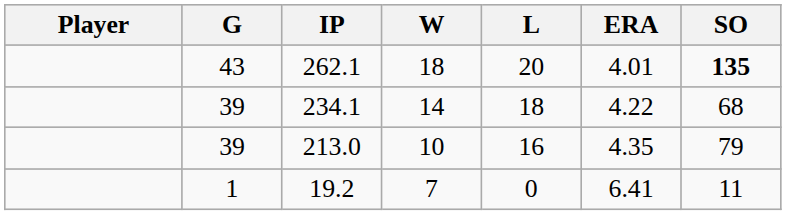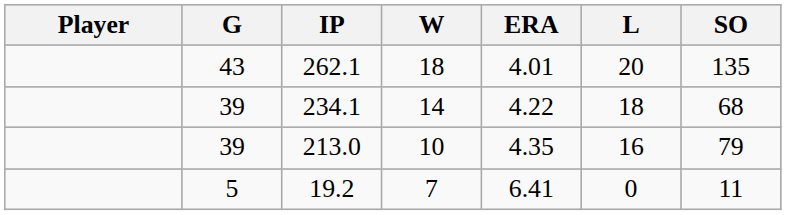columns swapped: (531, 24) <-> (631, 24)
(731, 65) bold -> (731, 65) normal
(232, 188) 1 -> (232, 188) 5
